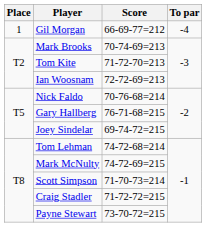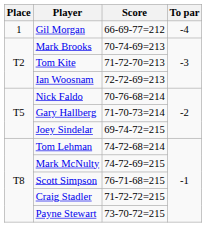(134, 113) 76-71-68=215 -> (134, 113) 71-70-73=214
(134, 180) 71-70-73=214 -> (134, 180) 76-71-68=215
